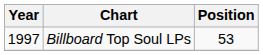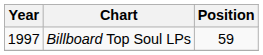(226, 38) 53 -> (226, 38) 59
